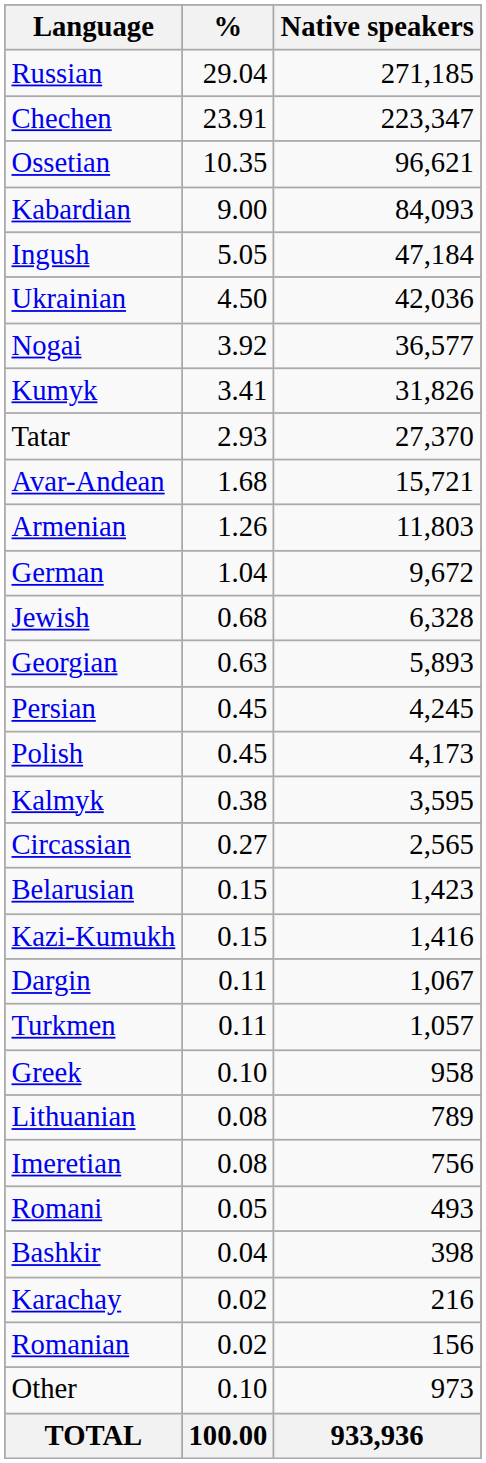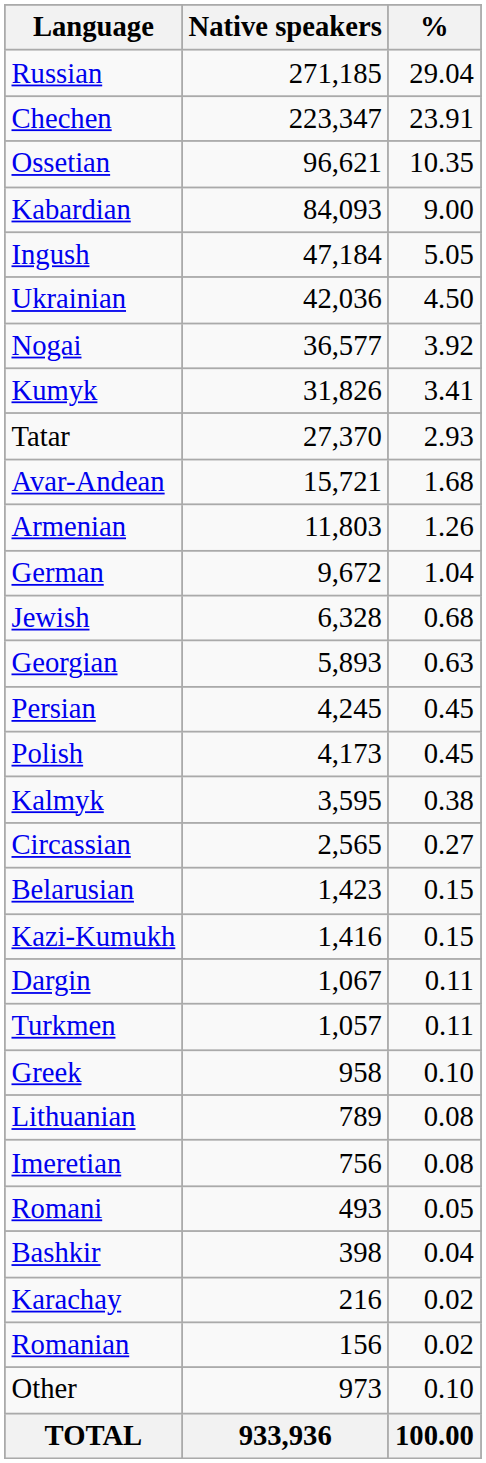columns swapped: (377, 27) <-> (228, 27)
